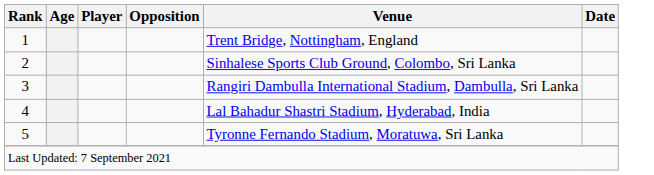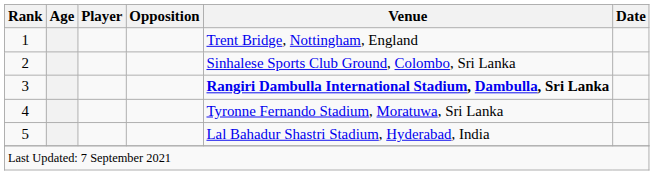(392, 87) normal -> (408, 87) bold
(348, 110) Lal Bahadur Shastri Stadium, Hyderabad, India -> (355, 110) Tyronne Fernando Stadium, Moratuwa, Sri Lanka
(355, 134) Tyronne Fernando Stadium, Moratuwa, Sri Lanka -> (348, 134) Lal Bahadur Shastri Stadium, Hyderabad, India
